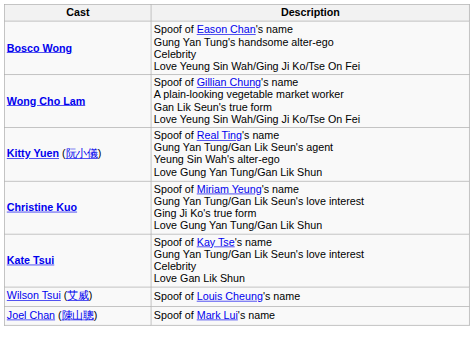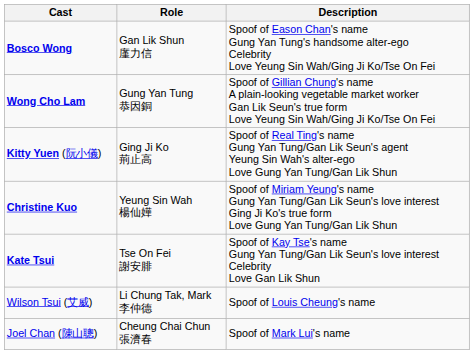+ column: (172, 13)
